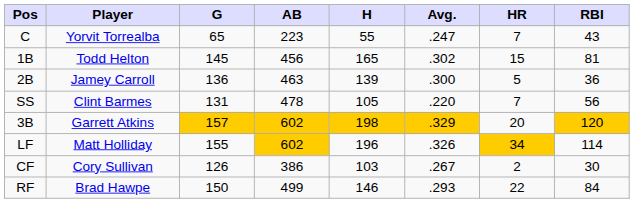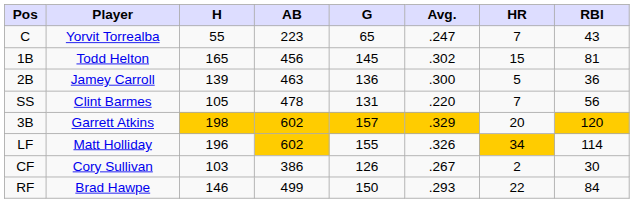columns swapped: (217, 15) <-> (367, 15)
